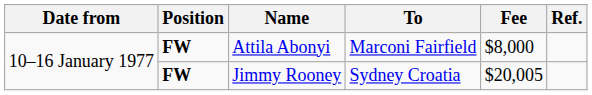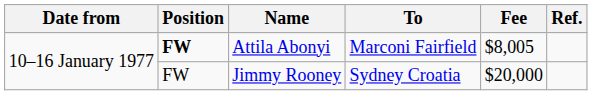(509, 47) $8,000 -> (509, 47) $8,005
(177, 75) bold -> (176, 75) normal
(514, 75) $20,005 -> (514, 75) $20,000
